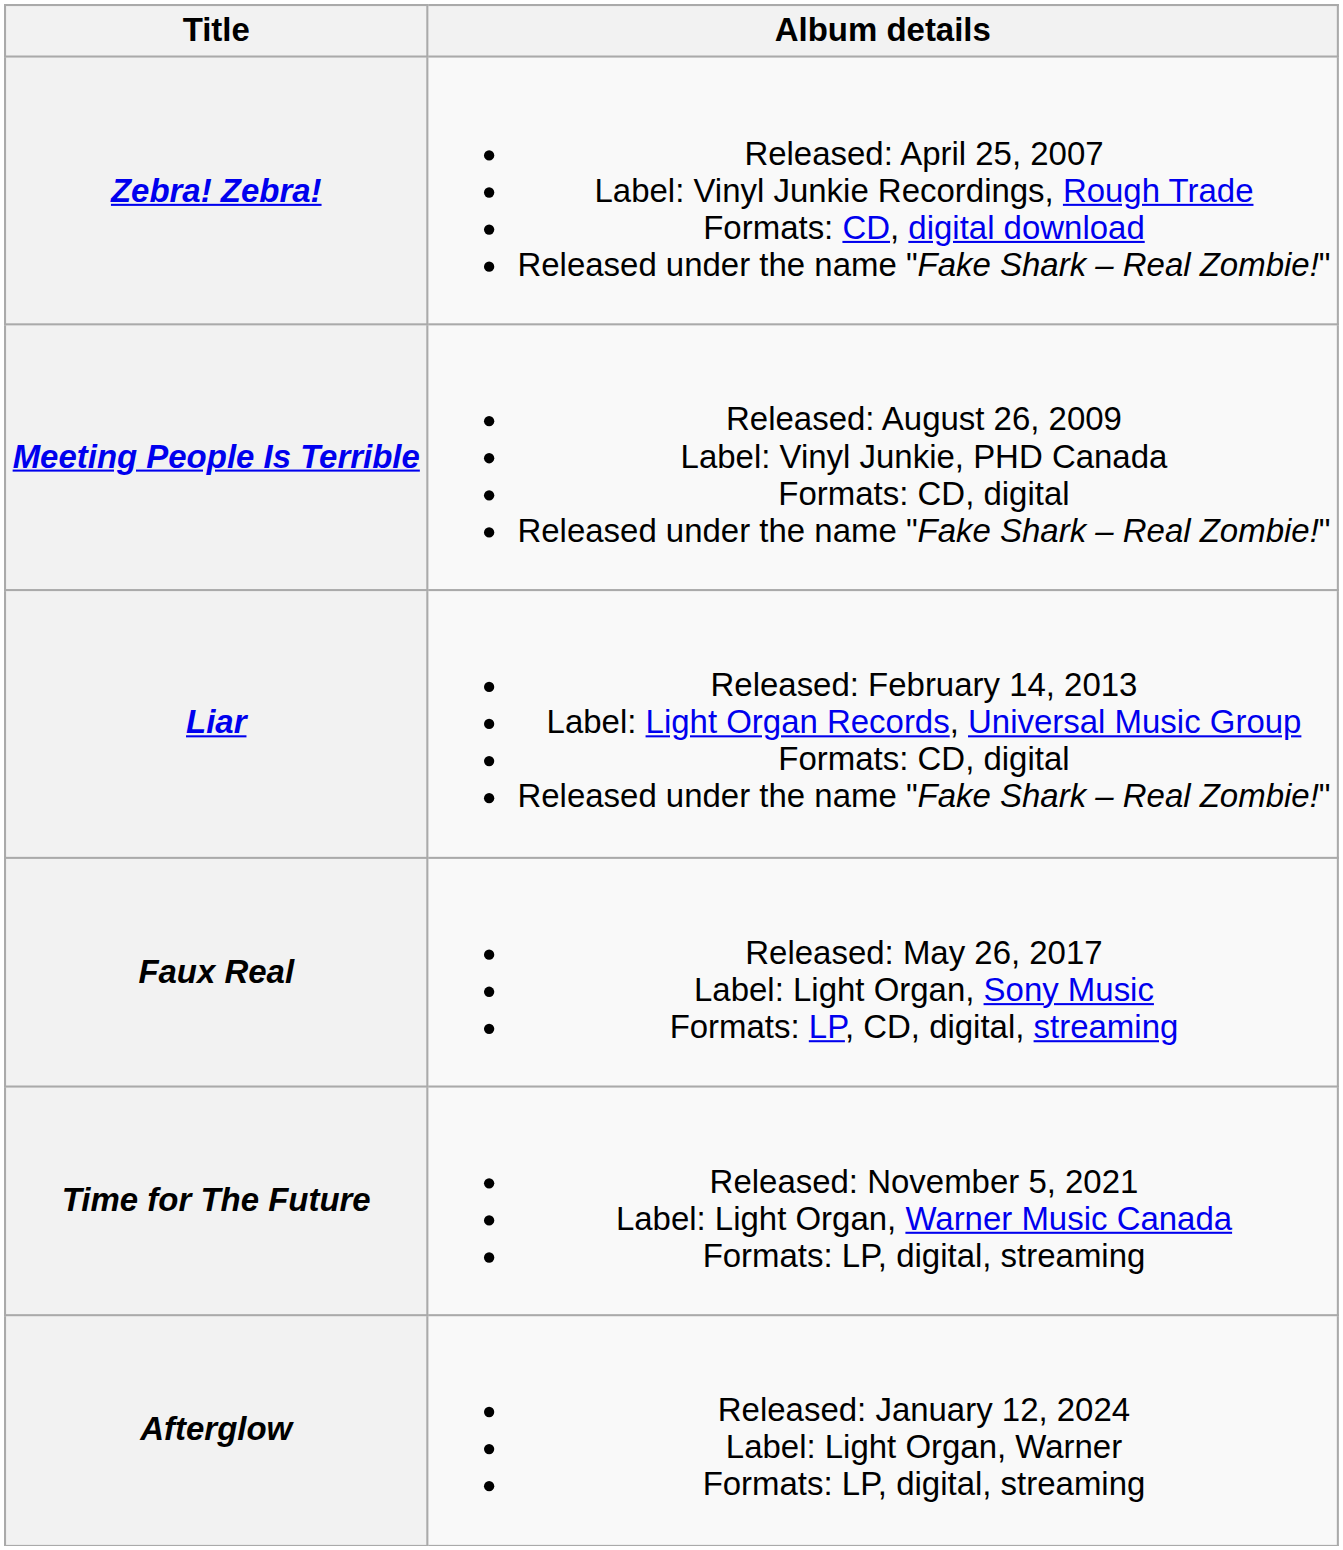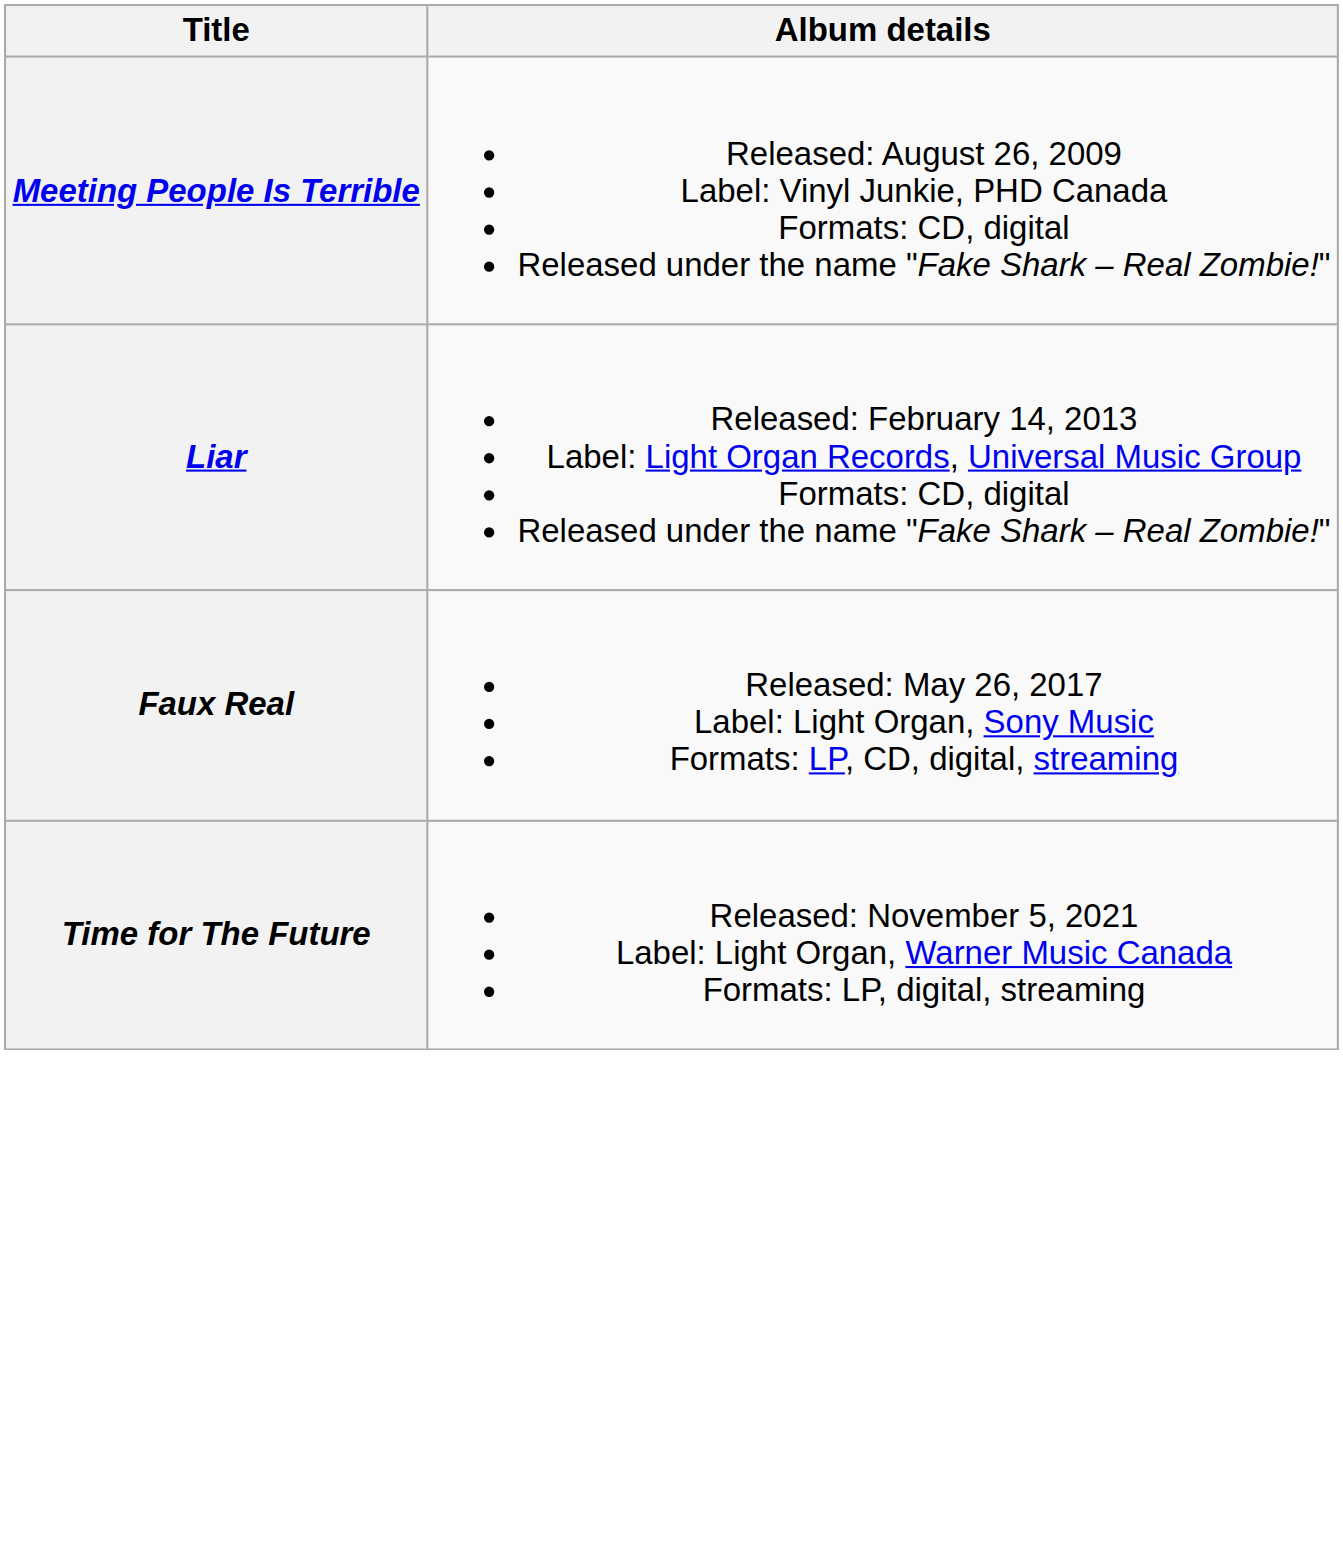- row: (216, 190)
- row: (216, 1429)
